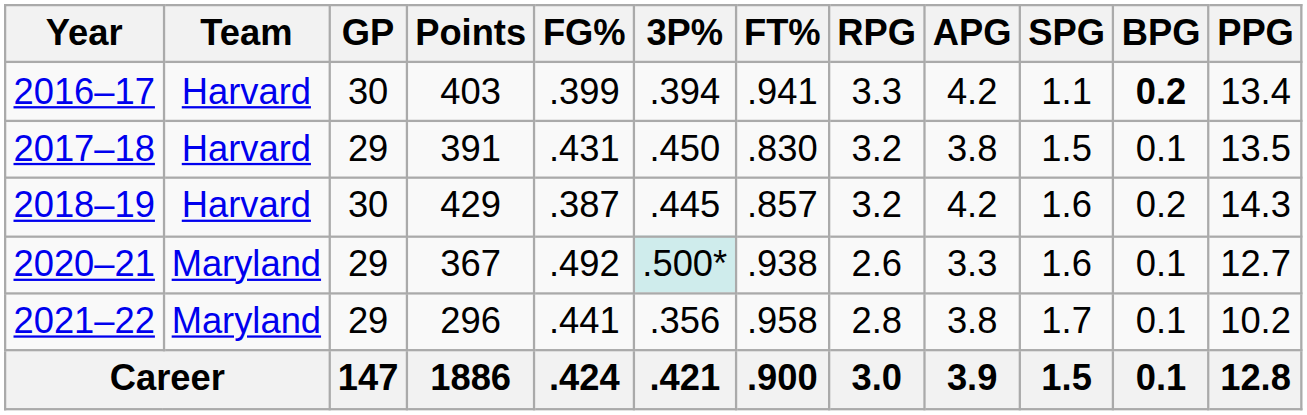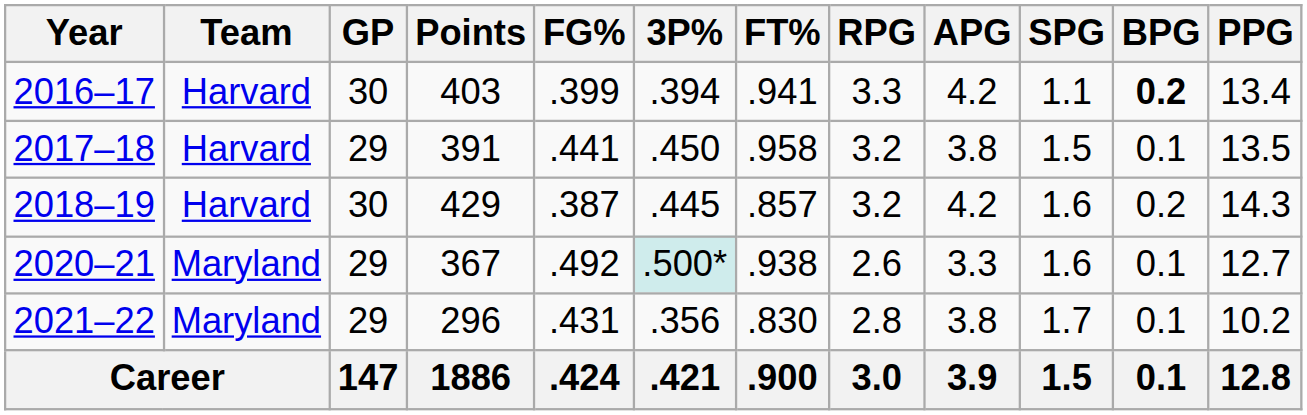(584, 148) .431 -> (584, 148) .441
(782, 148) .830 -> (782, 148) .958
(584, 321) .441 -> (584, 321) .431
(782, 321) .958 -> (782, 321) .830
